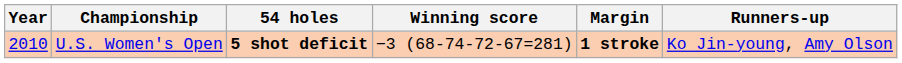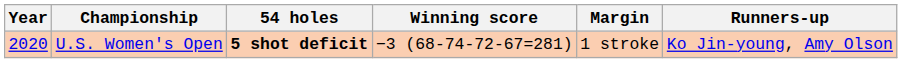(28, 45) 2010 -> (28, 45) 2020
(620, 45) bold -> (620, 45) normal
